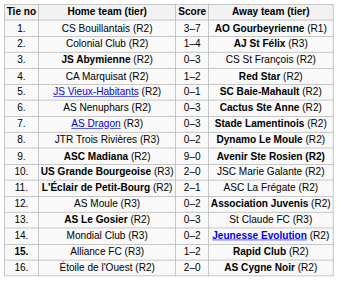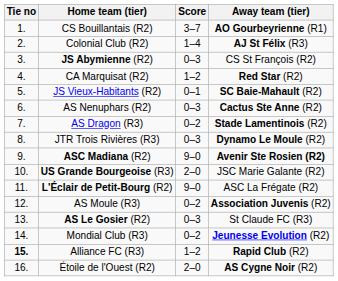(192, 124) 0–3 -> (192, 124) 0–2
(192, 140) 0–2 -> (192, 140) 0–3
(192, 188) 2–1 -> (192, 188) 9–0
